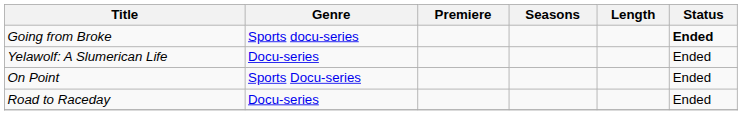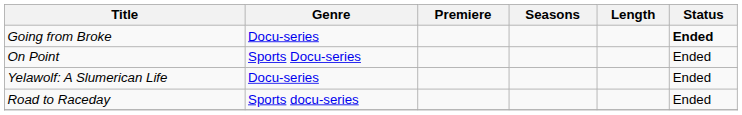(303, 36) Sports docu-series -> (283, 36) Docu-series
rows swapped: (33, 78) <-> (87, 57)
(283, 99) Docu-series -> (303, 99) Sports docu-series
